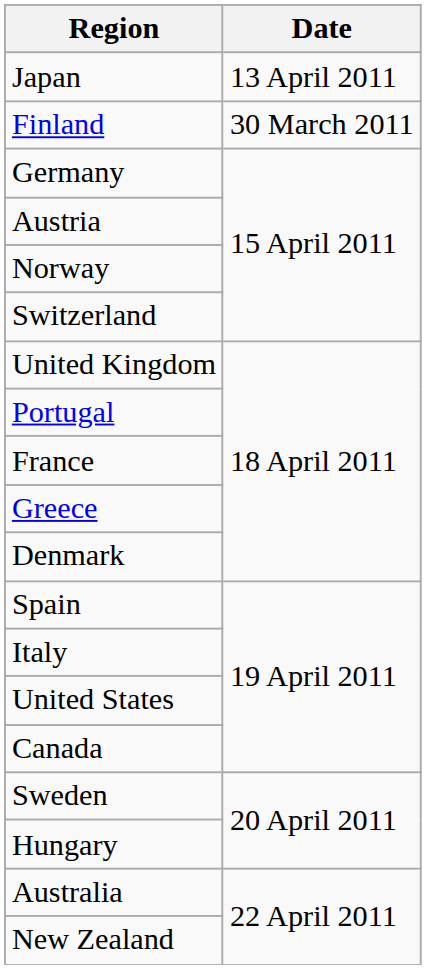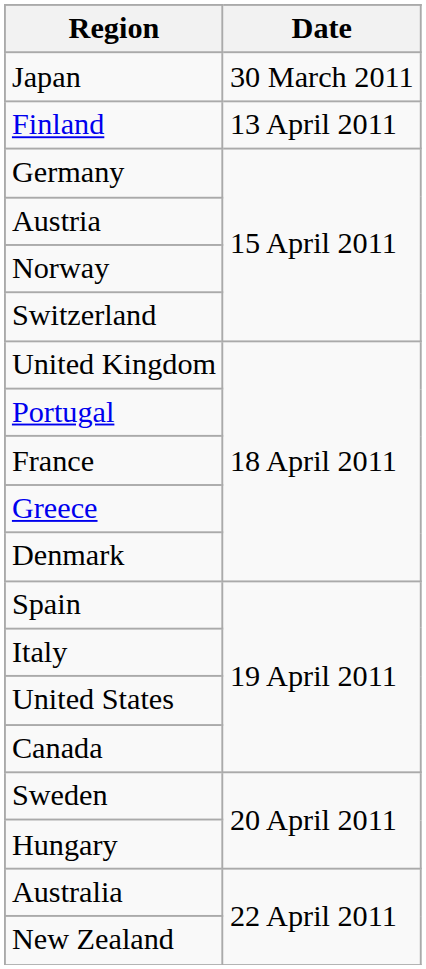(313, 76) 13 April 2011 -> (322, 76) 30 March 2011
(322, 124) 30 March 2011 -> (313, 124) 13 April 2011
